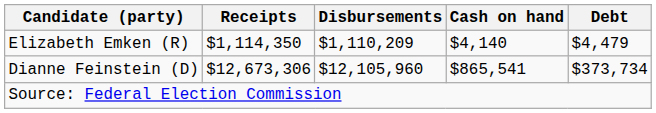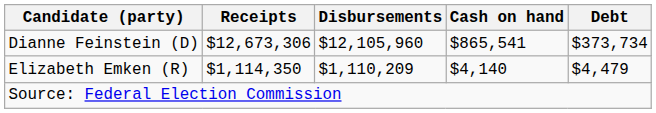rows swapped: (104, 69) <-> (99, 43)
